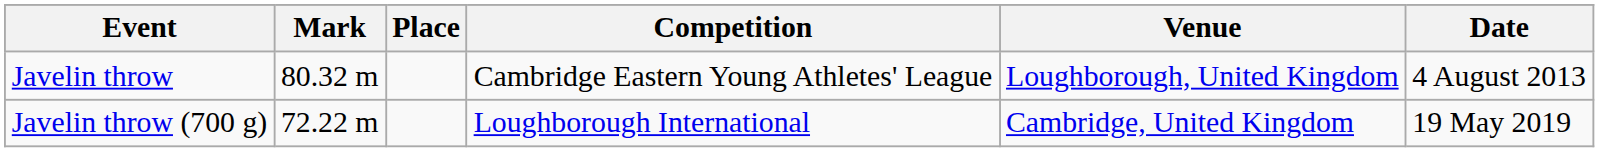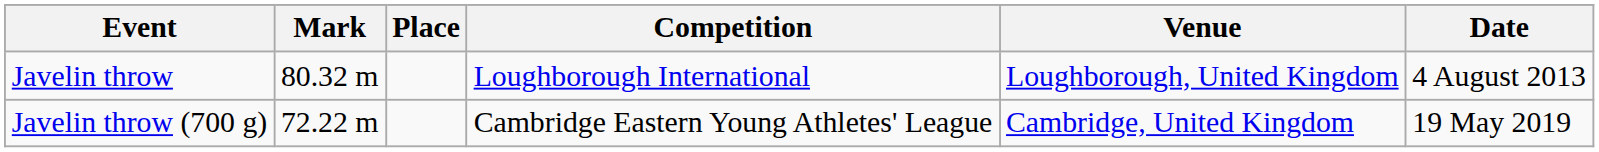(733, 75) Cambridge Eastern Young Athletes' League -> (642, 75) Loughborough International
(642, 122) Loughborough International -> (733, 122) Cambridge Eastern Young Athletes' League
